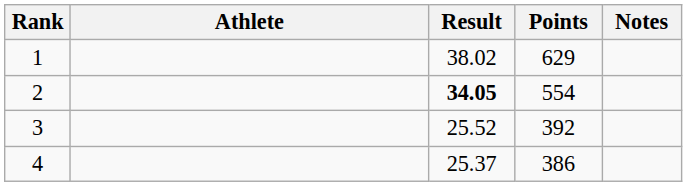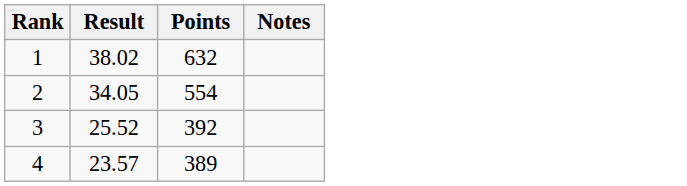- column: (249, 22)
(558, 57) 629 -> (201, 57) 632
(472, 92) bold -> (114, 92) normal
(472, 163) 25.37 -> (114, 163) 23.57
(558, 163) 386 -> (201, 163) 389
